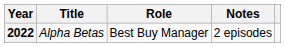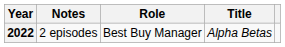columns swapped: (72, 14) <-> (243, 14)
